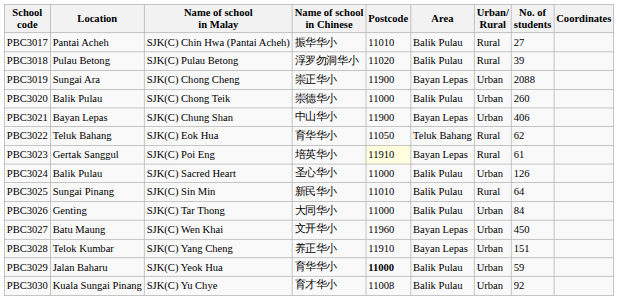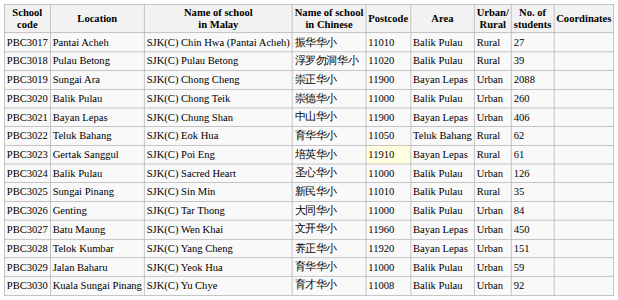(519, 192) 64 -> (519, 192) 35
(381, 248) 11910 -> (381, 248) 11920
(381, 267) bold -> (381, 267) normal
